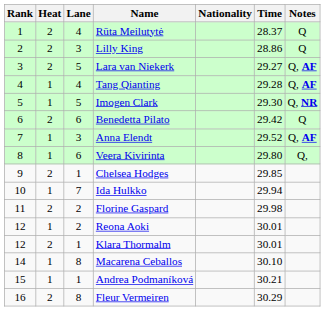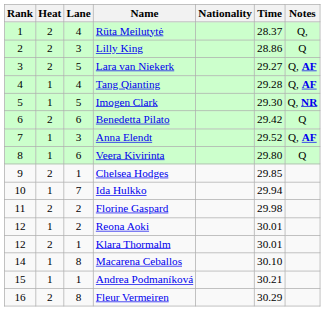(302, 31) Q -> (302, 31) Q,
(302, 155) Q, -> (302, 155) Q
